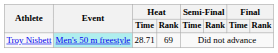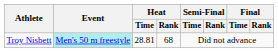(145, 40) 28.71 -> (145, 40) 28.81
(169, 40) 69 -> (169, 40) 68
